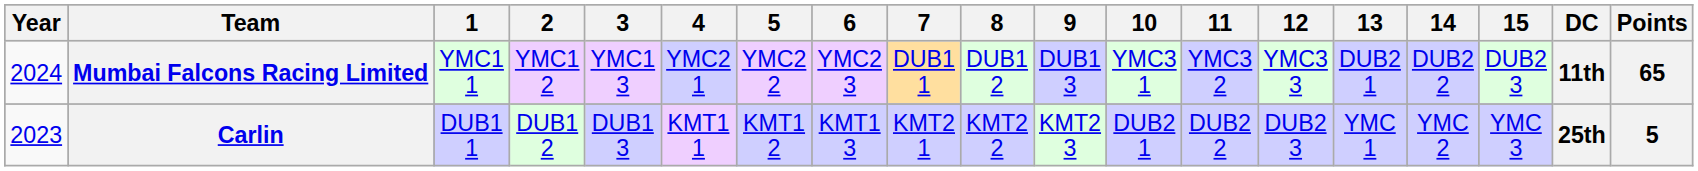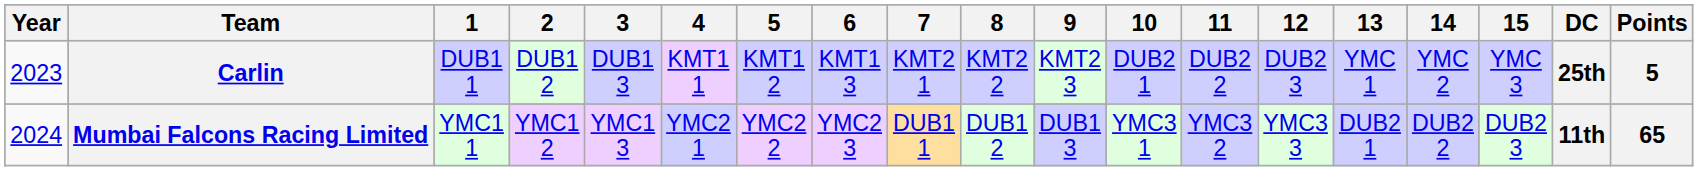rows swapped: (251, 135) <-> (251, 72)
